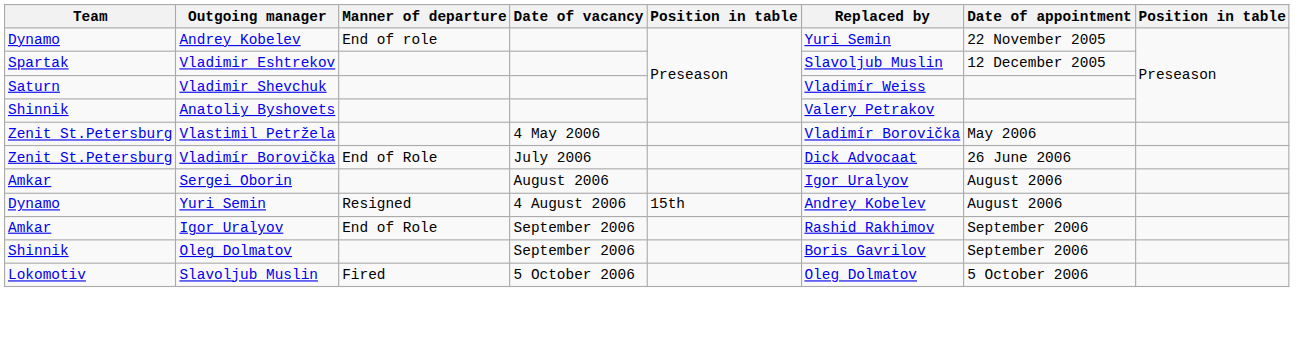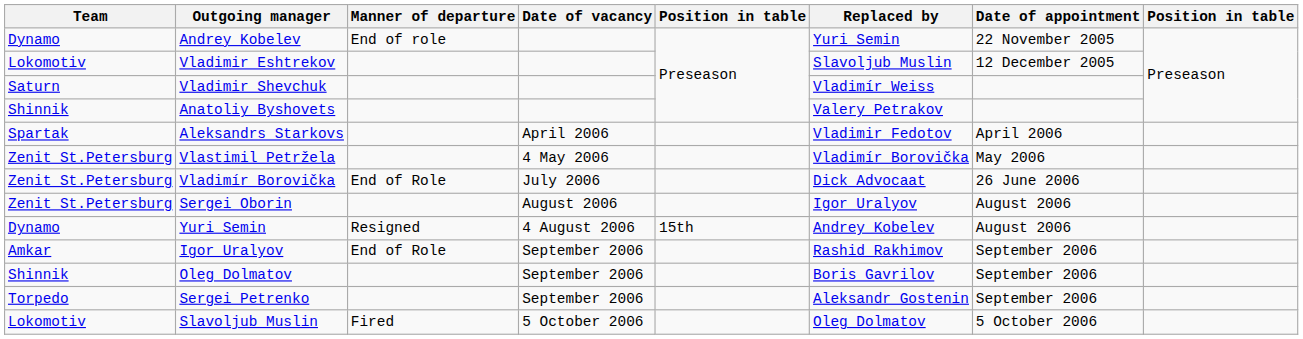(38, 63) Spartak -> (47, 63) Lokomotiv
+ row: (262, 134)
(30, 181) Amkar -> (90, 204) Zenit St.Petersburg
+ row: (244, 299)
